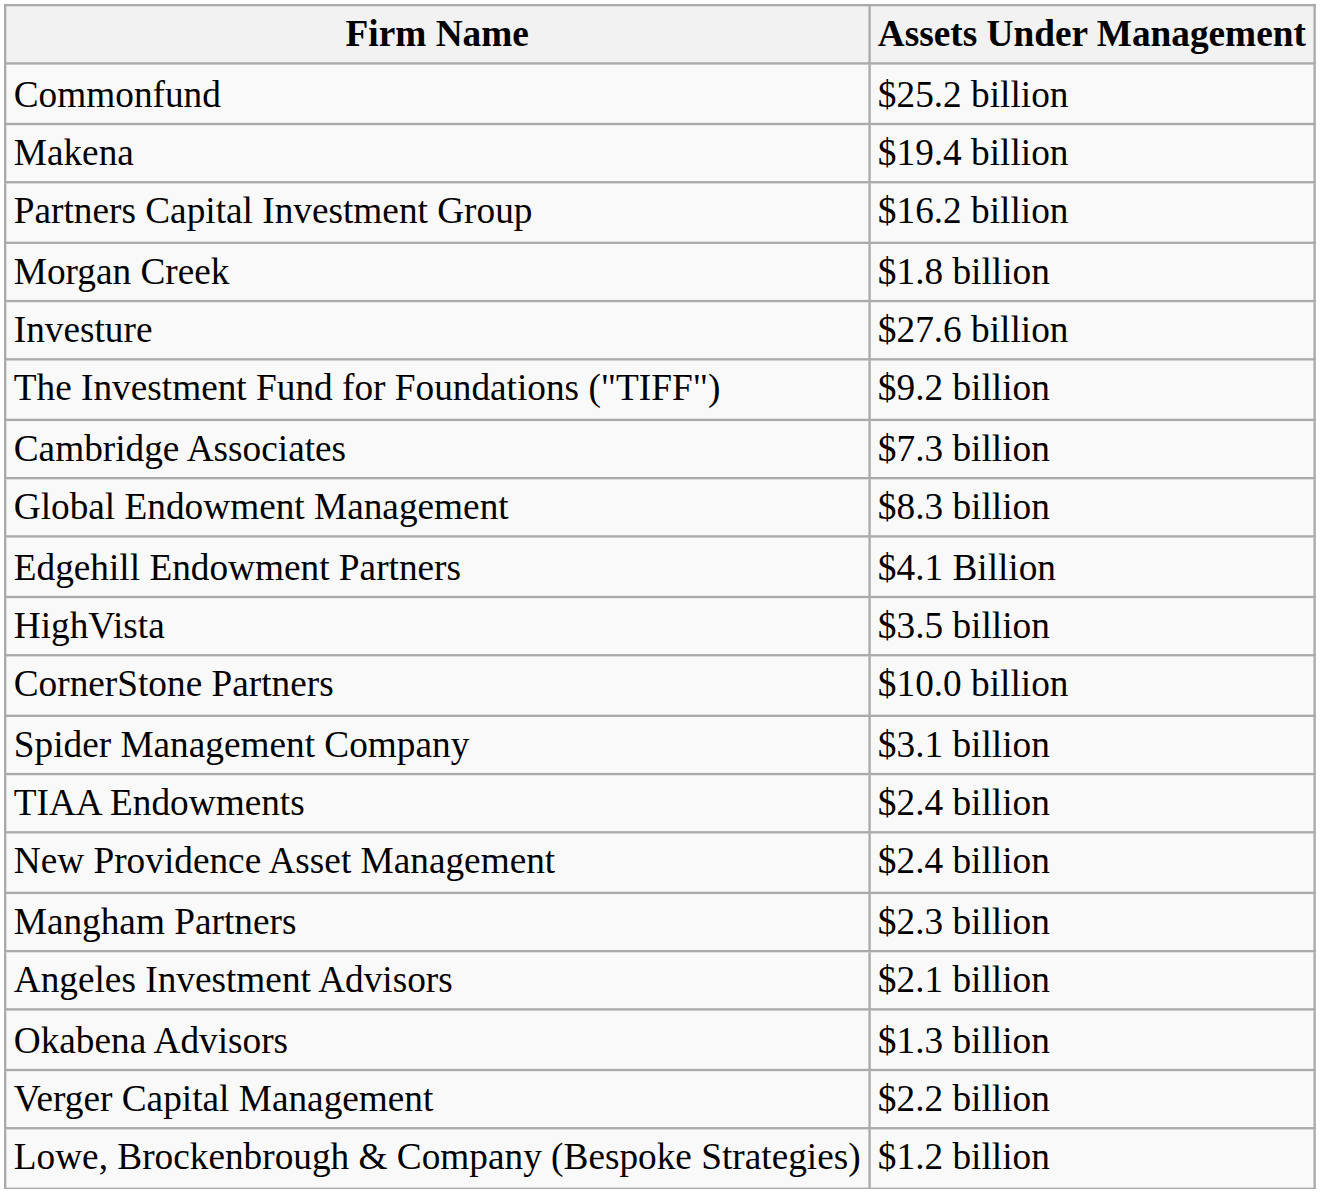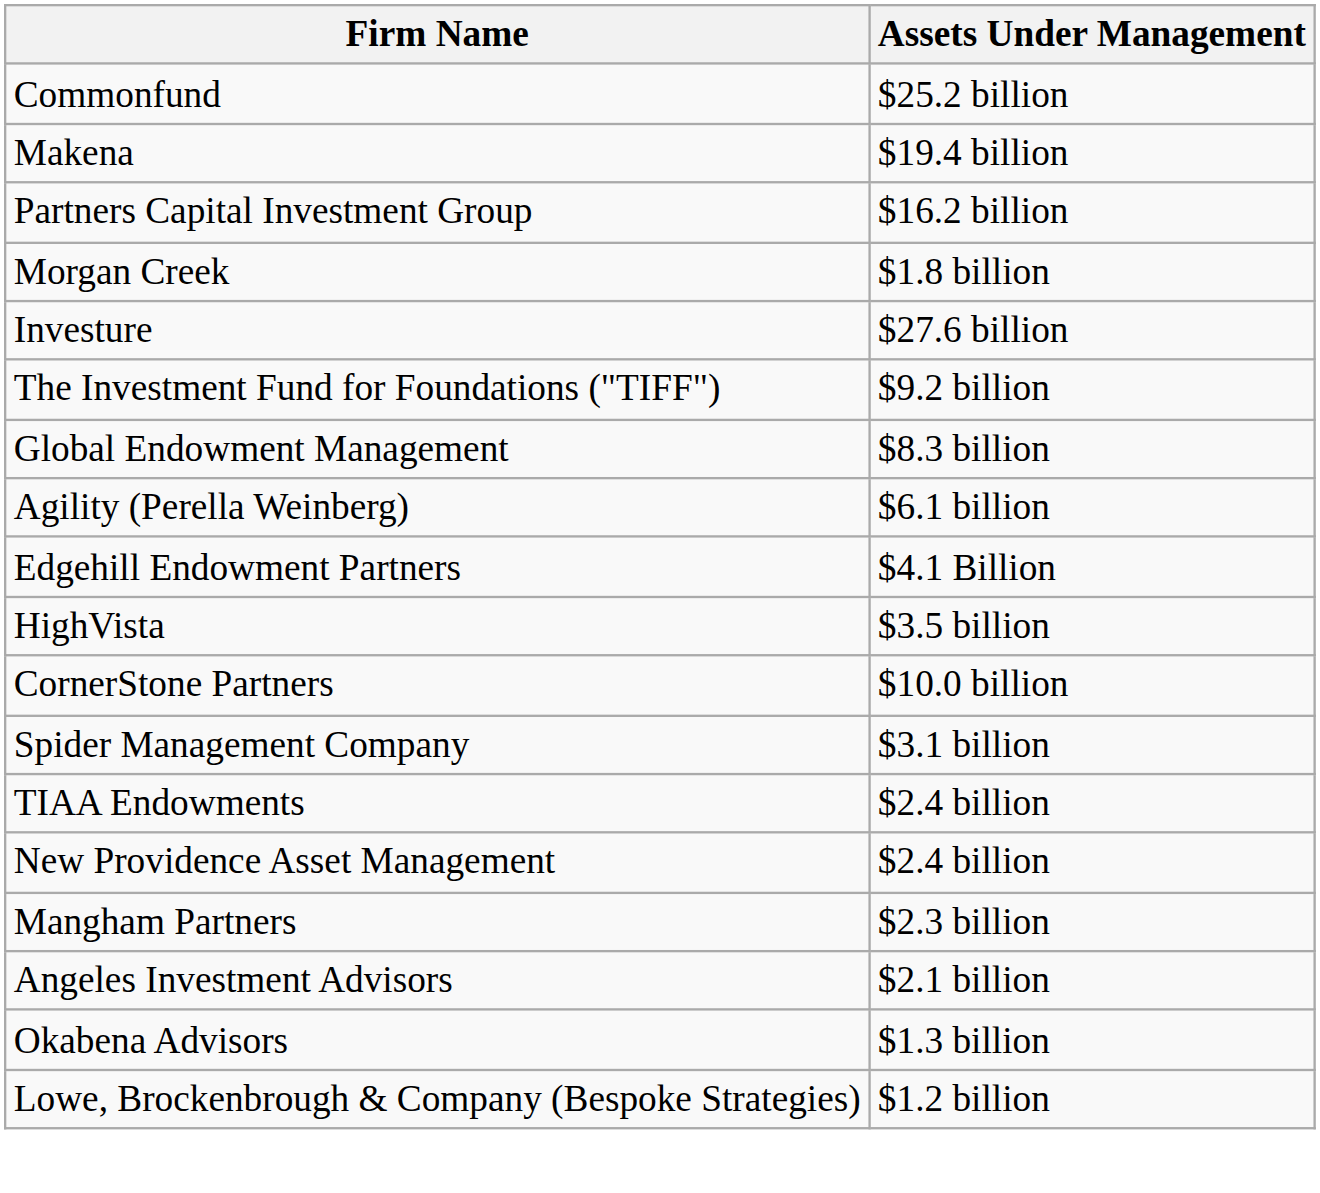- row: (180, 447)
+ row: (211, 507)
- row: (224, 1098)
